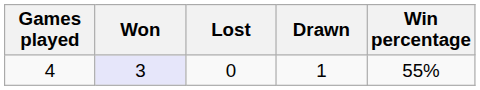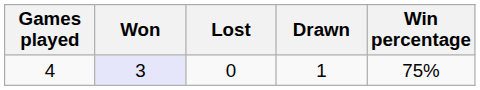(421, 70) 55% -> (421, 70) 75%
